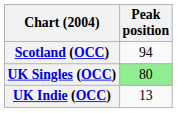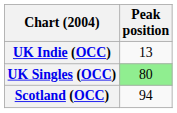rows swapped: (62, 52) <-> (62, 96)
